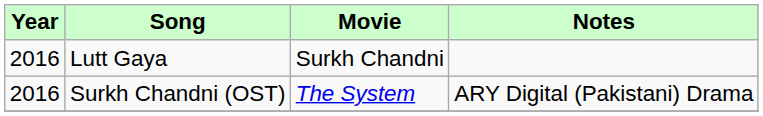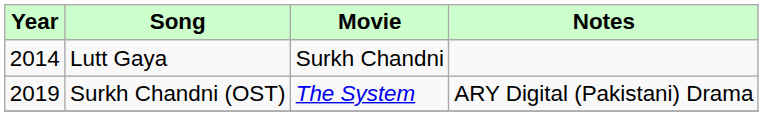(35, 57) 2016 -> (35, 57) 2014
(35, 93) 2016 -> (35, 93) 2019
